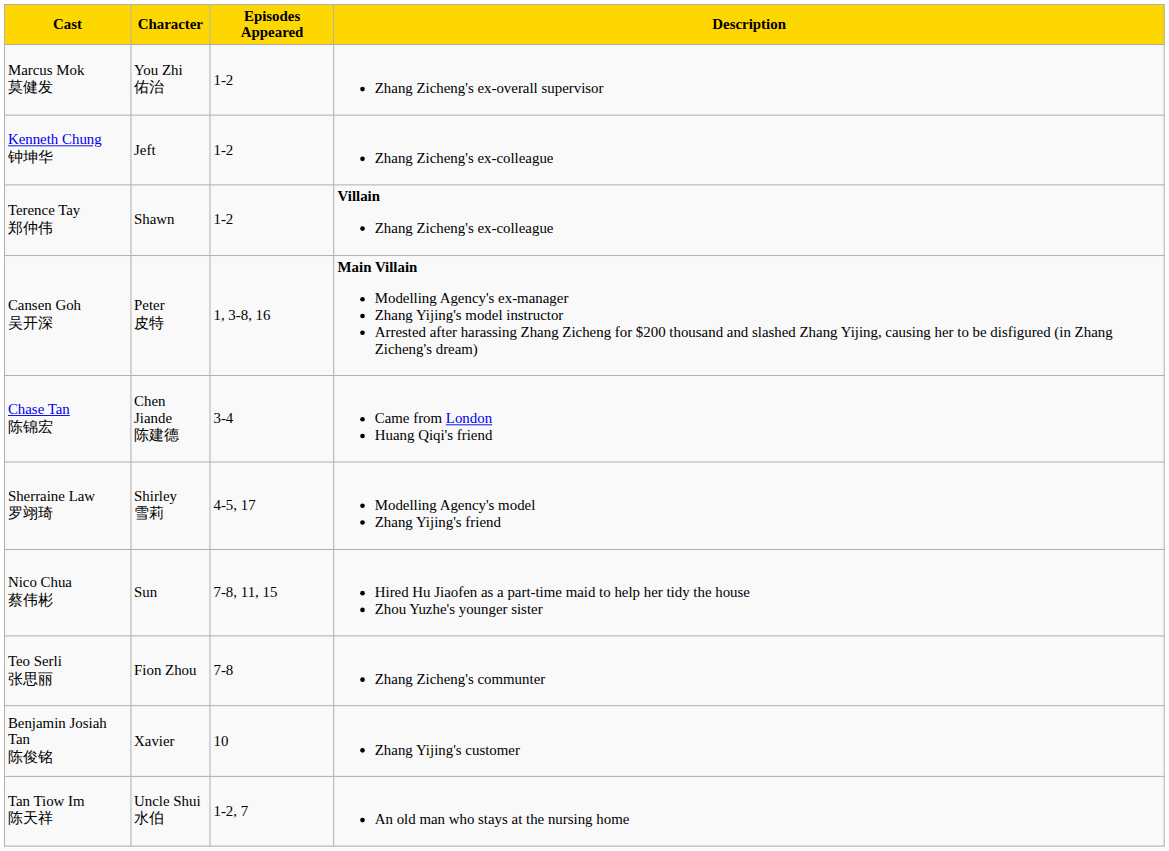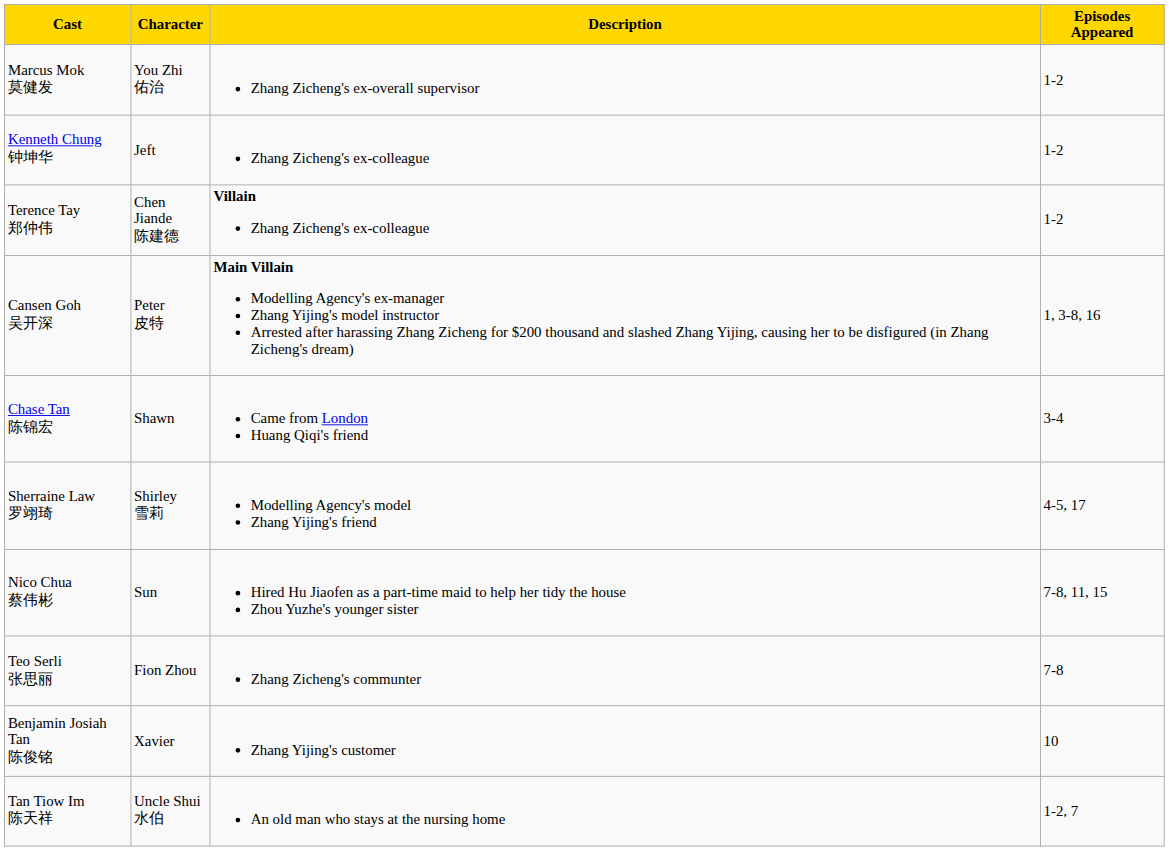columns swapped: (749, 24) <-> (272, 24)
(154, 220) Shawn -> (156, 219) Chen Jiande 陈建德
(156, 417) Chen Jiande 陈建德 -> (154, 418) Shawn
